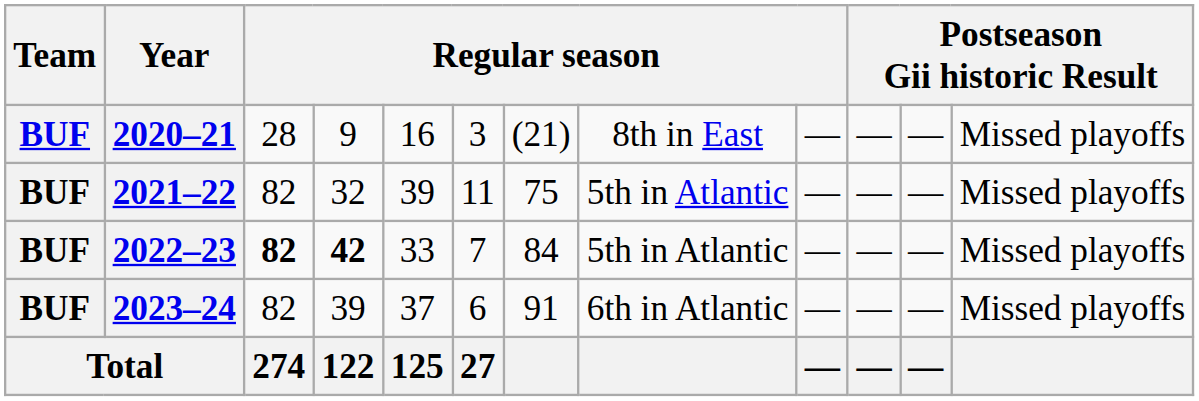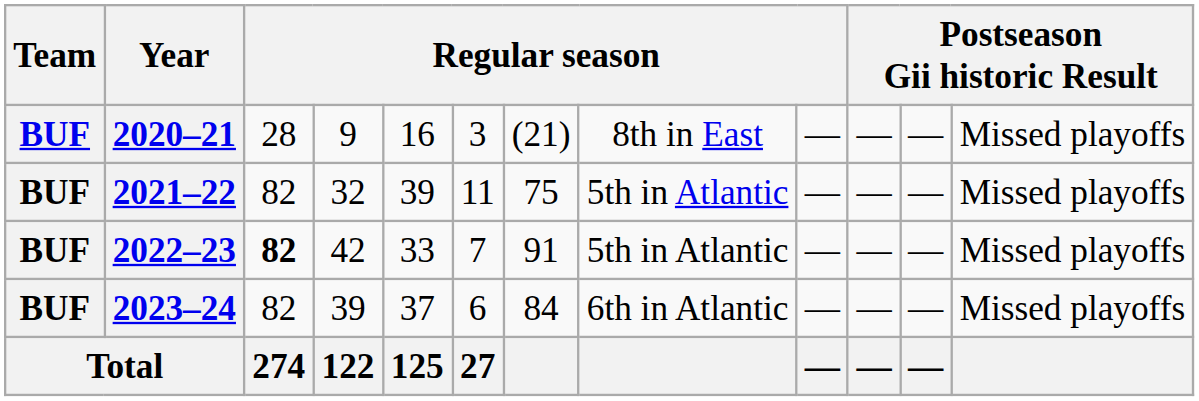(348, 249) bold -> (348, 249) normal
(541, 249) 84 -> (541, 249) 91
(541, 308) 91 -> (541, 308) 84
